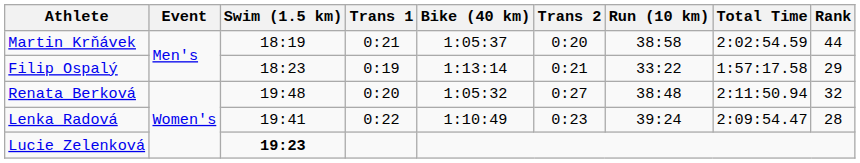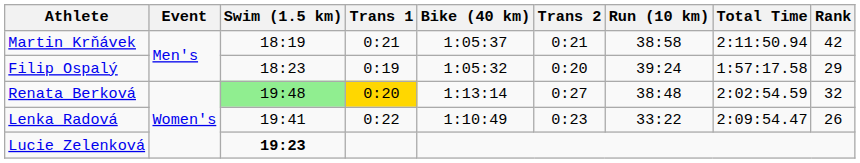(569, 43) 0:20 -> (569, 43) 0:21
(762, 43) 2:02:54.59 -> (762, 43) 2:11:50.94
(833, 43) 44 -> (833, 43) 42
(475, 68) 1:13:14 -> (475, 68) 1:05:32
(569, 68) 0:21 -> (569, 68) 0:20
(659, 68) 33:22 -> (659, 68) 39:24
(283, 94) no background -> (283, 94) lightgreen background
(381, 94) no background -> (381, 94) gold background
(475, 94) 1:05:32 -> (475, 94) 1:13:14
(762, 94) 2:11:50.94 -> (762, 94) 2:02:54.59
(659, 119) 39:24 -> (659, 119) 33:22
(833, 119) 28 -> (833, 119) 26
